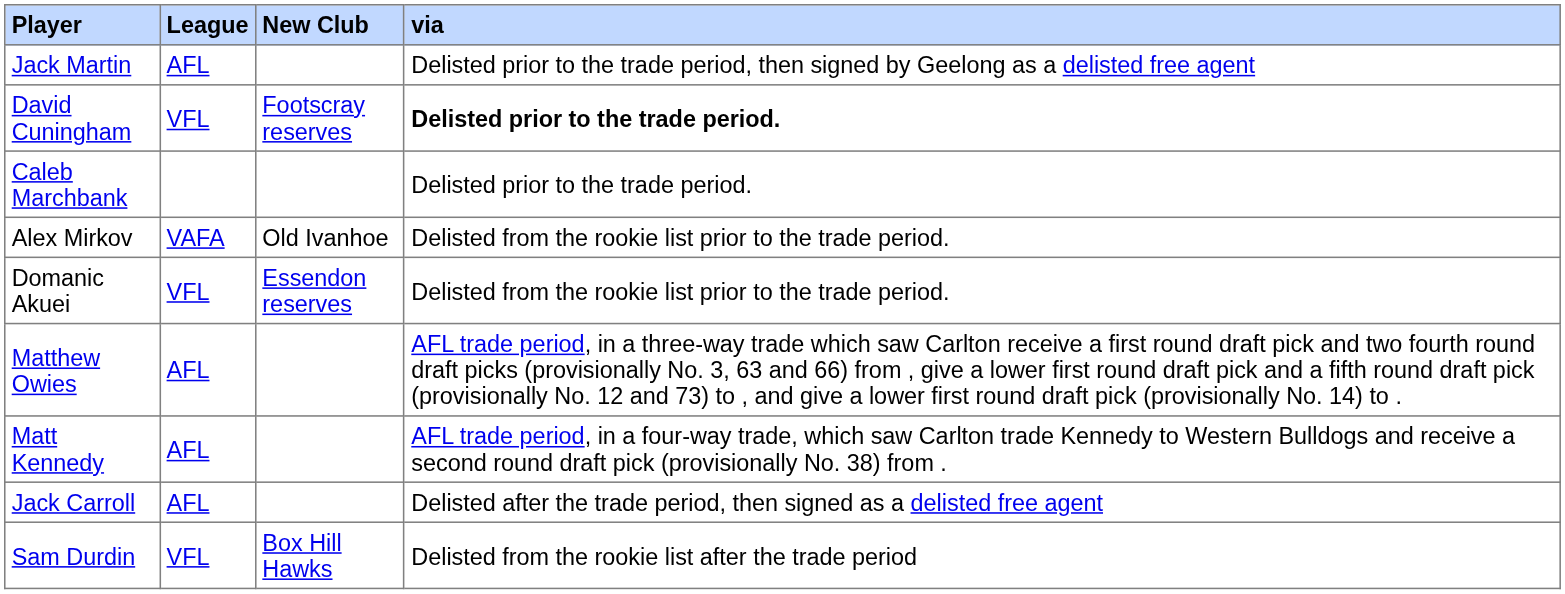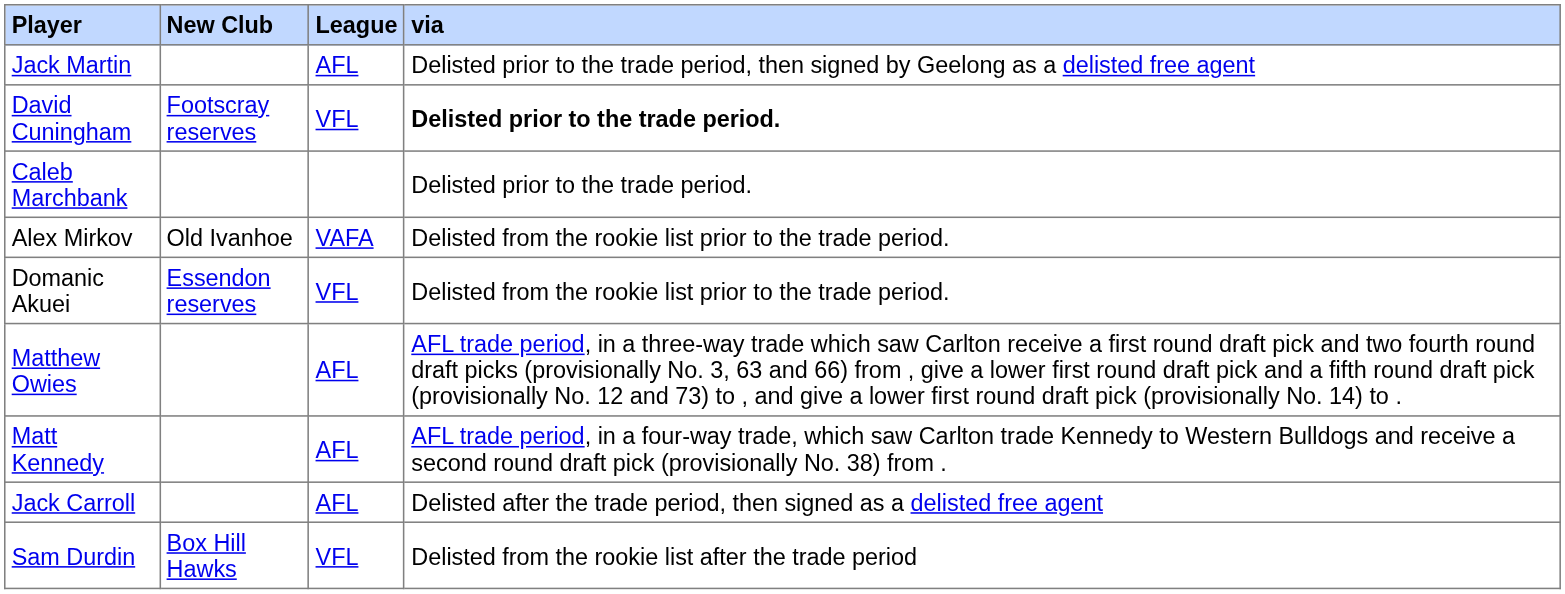columns swapped: (316, 25) <-> (208, 25)
